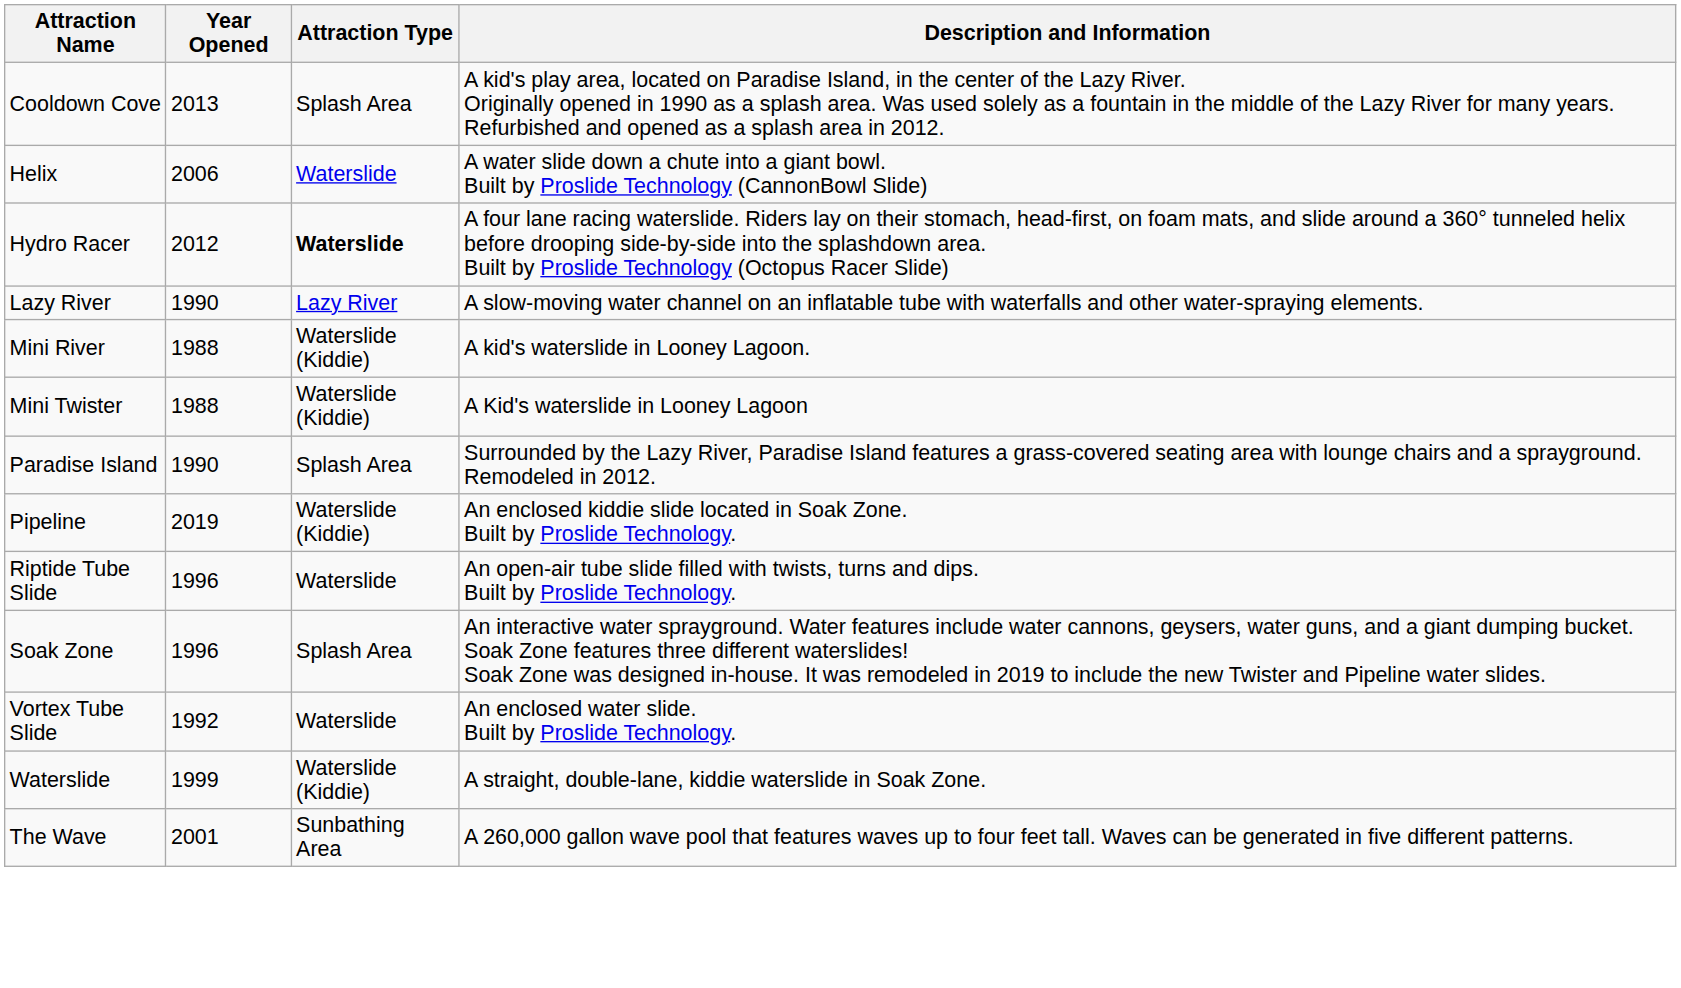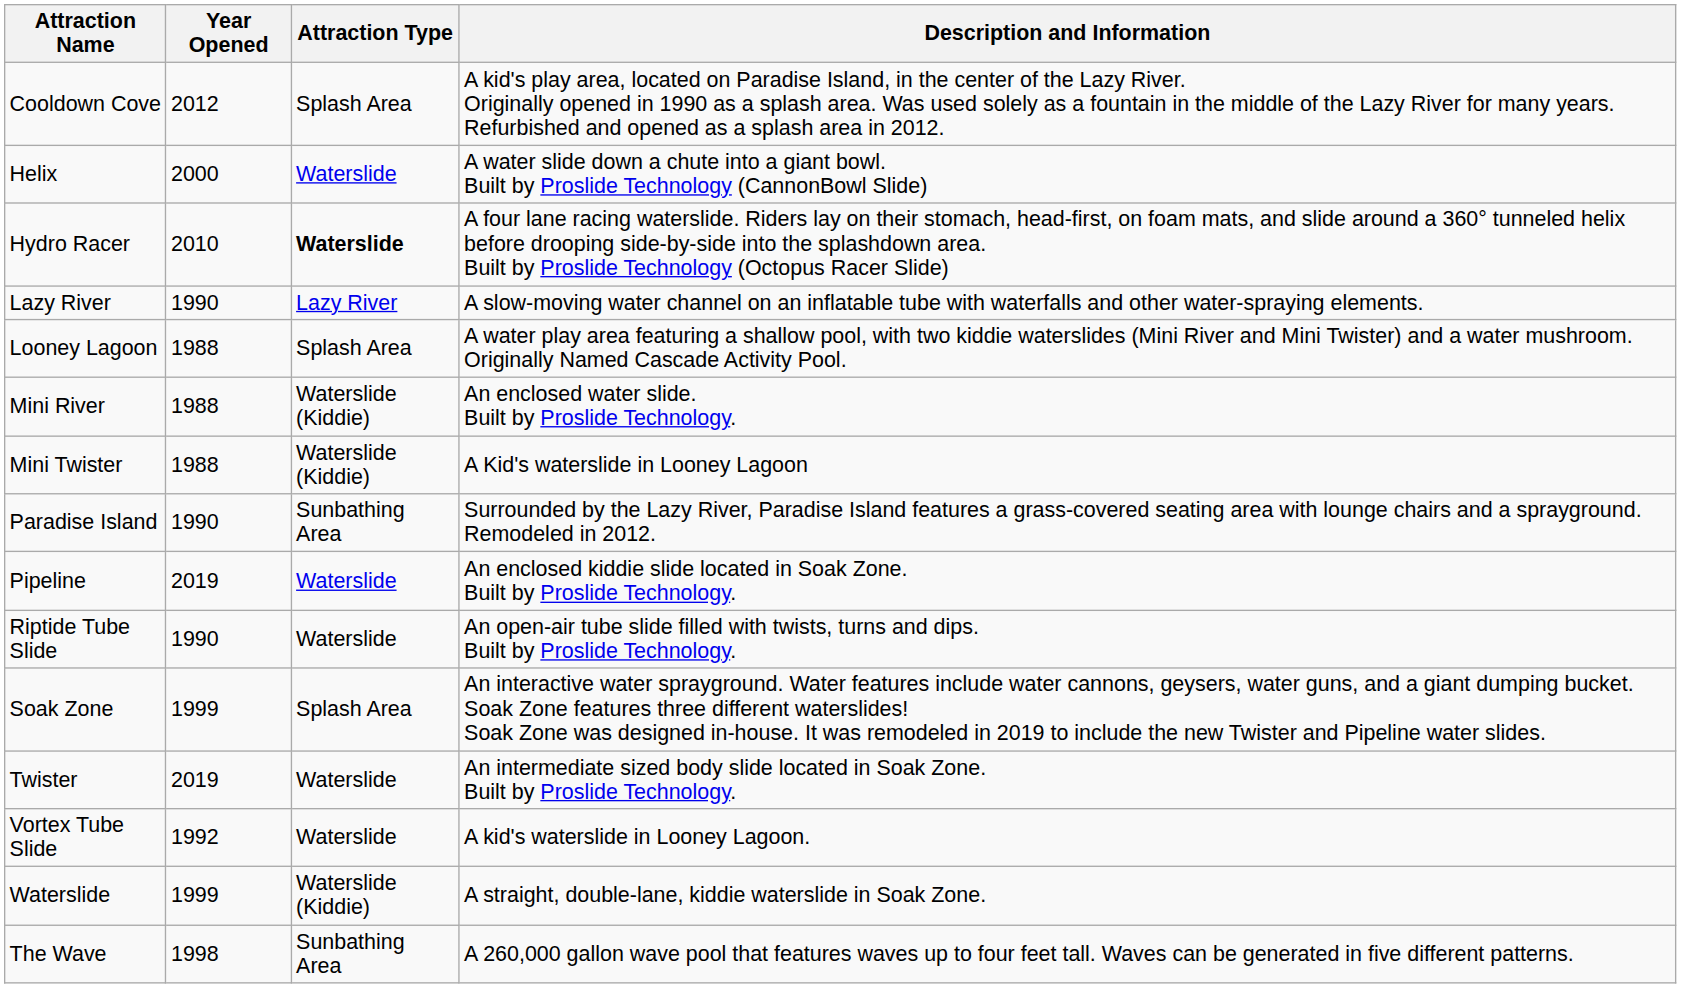(195, 103) 2013 -> (195, 103) 2012
(195, 173) 2006 -> (195, 173) 2000
(195, 244) 2012 -> (195, 244) 2010
+ row: (84, 348)
(637, 348) A kid's waterslide in Looney Lagoon. -> (600, 406) An enclosed water slide. Built by Proslide Technology.
(354, 464) Splash Area -> (350, 522) Sunbathing Area
(346, 522) Waterslide (Kiddie) -> (346, 580) Waterslide
(195, 580) 1996 -> (195, 638) 1990
(195, 650) 1996 -> (195, 709) 1999
+ row: (44, 779)
(600, 721) An enclosed water slide. Built by Proslide Technology. -> (637, 837) A kid's waterslide in Looney Lagoon.
(195, 837) 2001 -> (195, 953) 1998
